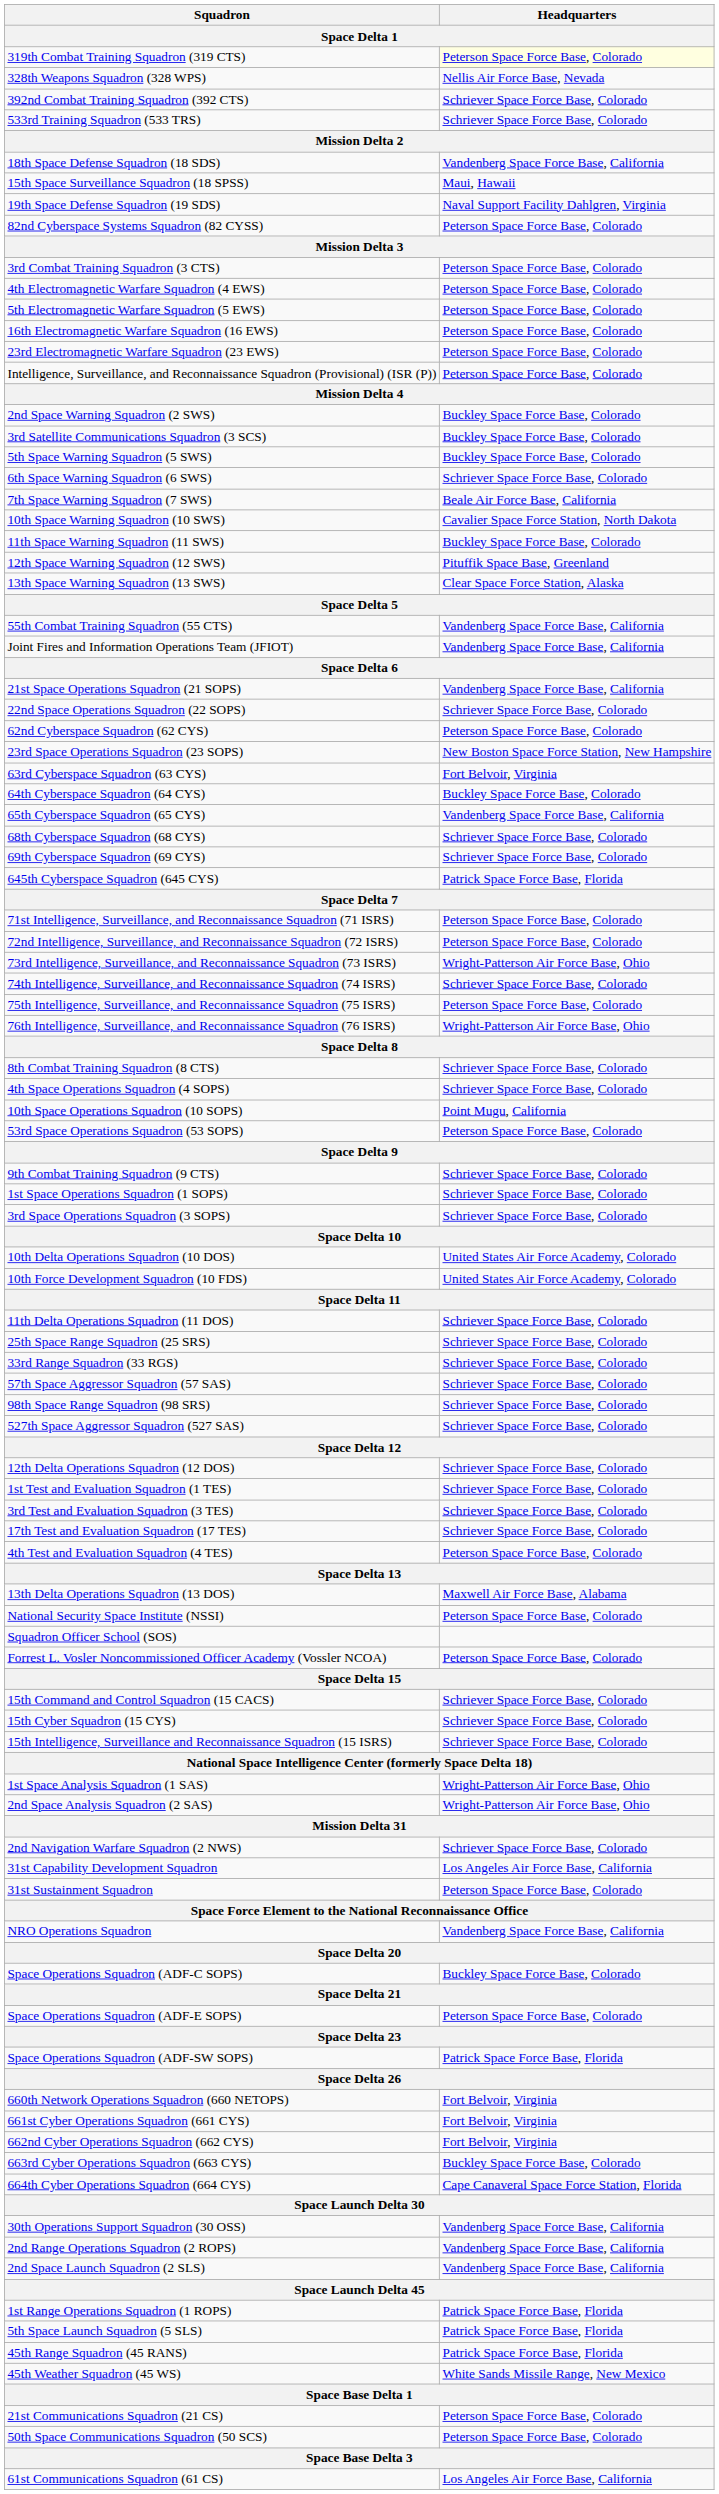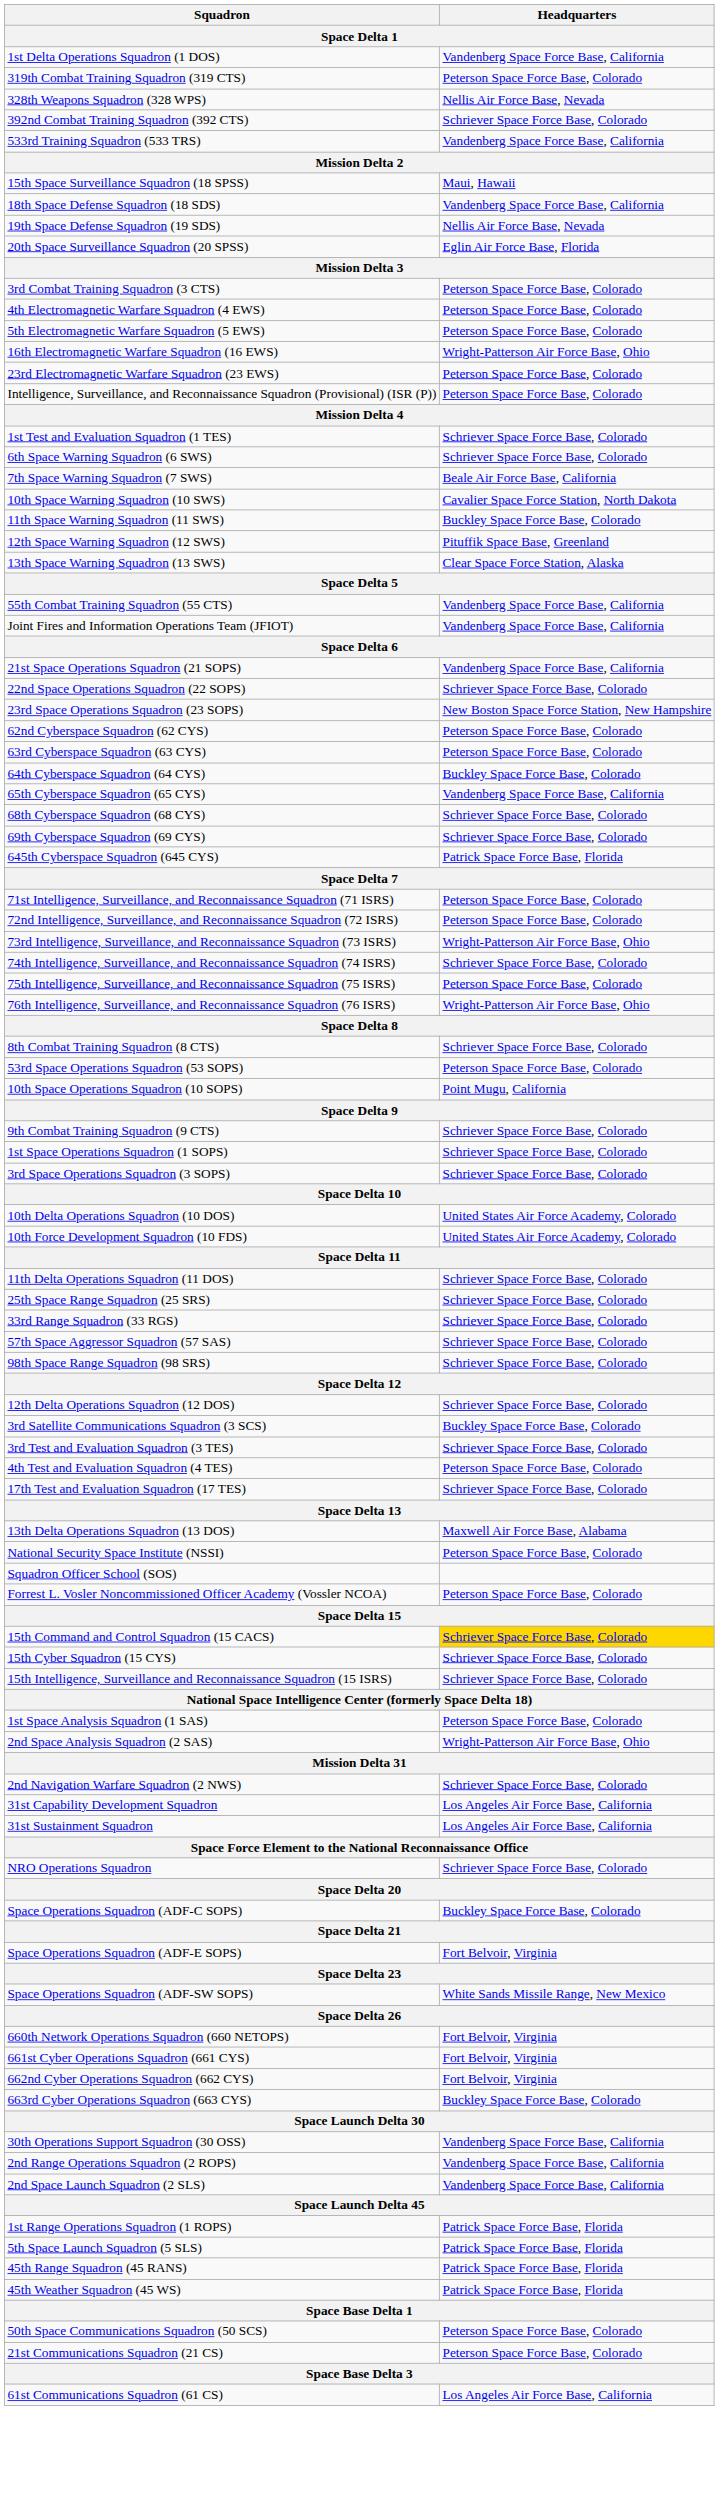+ row: (114, 57)
(542, 57) lightyellow background -> (542, 78) no background
(545, 120) Schriever Space Force Base, Colorado -> (553, 141) Vandenberg Space Force Base, California
rows swapped: (128, 183) <-> (114, 162)
(554, 204) Naval Support Facility Dahlgren, Virginia -> (523, 225) Nellis Air Force Base, Nevada
+ row: (128, 246)
- row: (135, 225)
(542, 330) Peterson Space Force Base, Colorado -> (546, 352) Wright-Patterson Air Force Base, Ohio
- row: (111, 415)
rows swapped: (137, 436) <-> (119, 1489)
- row: (110, 457)
rows swapped: (125, 752) <-> (108, 731)
(500, 773) Fort Belvoir, Virginia -> (542, 752) Peterson Space Force Base, Colorado
- row: (118, 1089)
rows swapped: (125, 1110) <-> (125, 1131)
- row: (126, 1426)
rows swapped: (120, 1552) <-> (127, 1531)
(545, 1699) no background -> (545, 1636) gold background
(546, 1784) Wright-Patterson Air Force Base, Ohio -> (542, 1720) Peterson Space Force Base, Colorado
(542, 1889) Peterson Space Force Base, Colorado -> (547, 1826) Los Angeles Air Force Base, California
(553, 1931) Vandenberg Space Force Base, California -> (545, 1868) Schriever Space Force Base, Colorado
(542, 2015) Peterson Space Force Base, Colorado -> (500, 1952) Fort Belvoir, Virginia
(533, 2057) Patrick Space Force Base, Florida -> (554, 1994) White Sands Missile Range, New Mexico
- row: (129, 2184)
(554, 2373) White Sands Missile Range, New Mexico -> (533, 2289) Patrick Space Force Base, Florida
rows swapped: (115, 2416) <-> (137, 2437)
